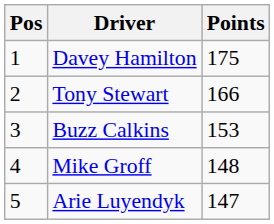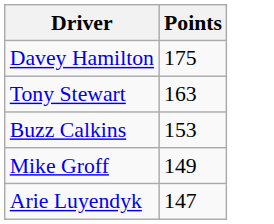- column: (26, 22)
(223, 94) 166 -> (180, 94) 163
(223, 165) 148 -> (180, 165) 149
